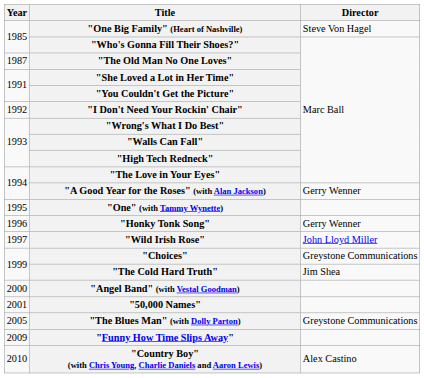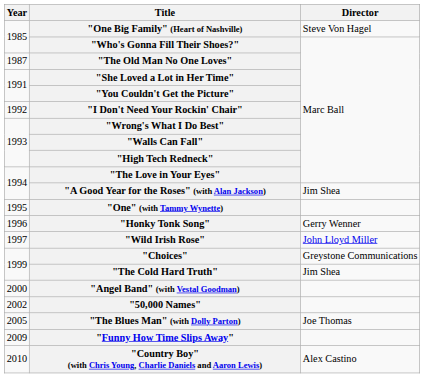(332, 191) Gerry Wenner -> (321, 191) Jim Shea
(17, 304) 2001 -> (17, 304) 2002
(360, 321) Greystone Communications -> (327, 321) Joe Thomas
